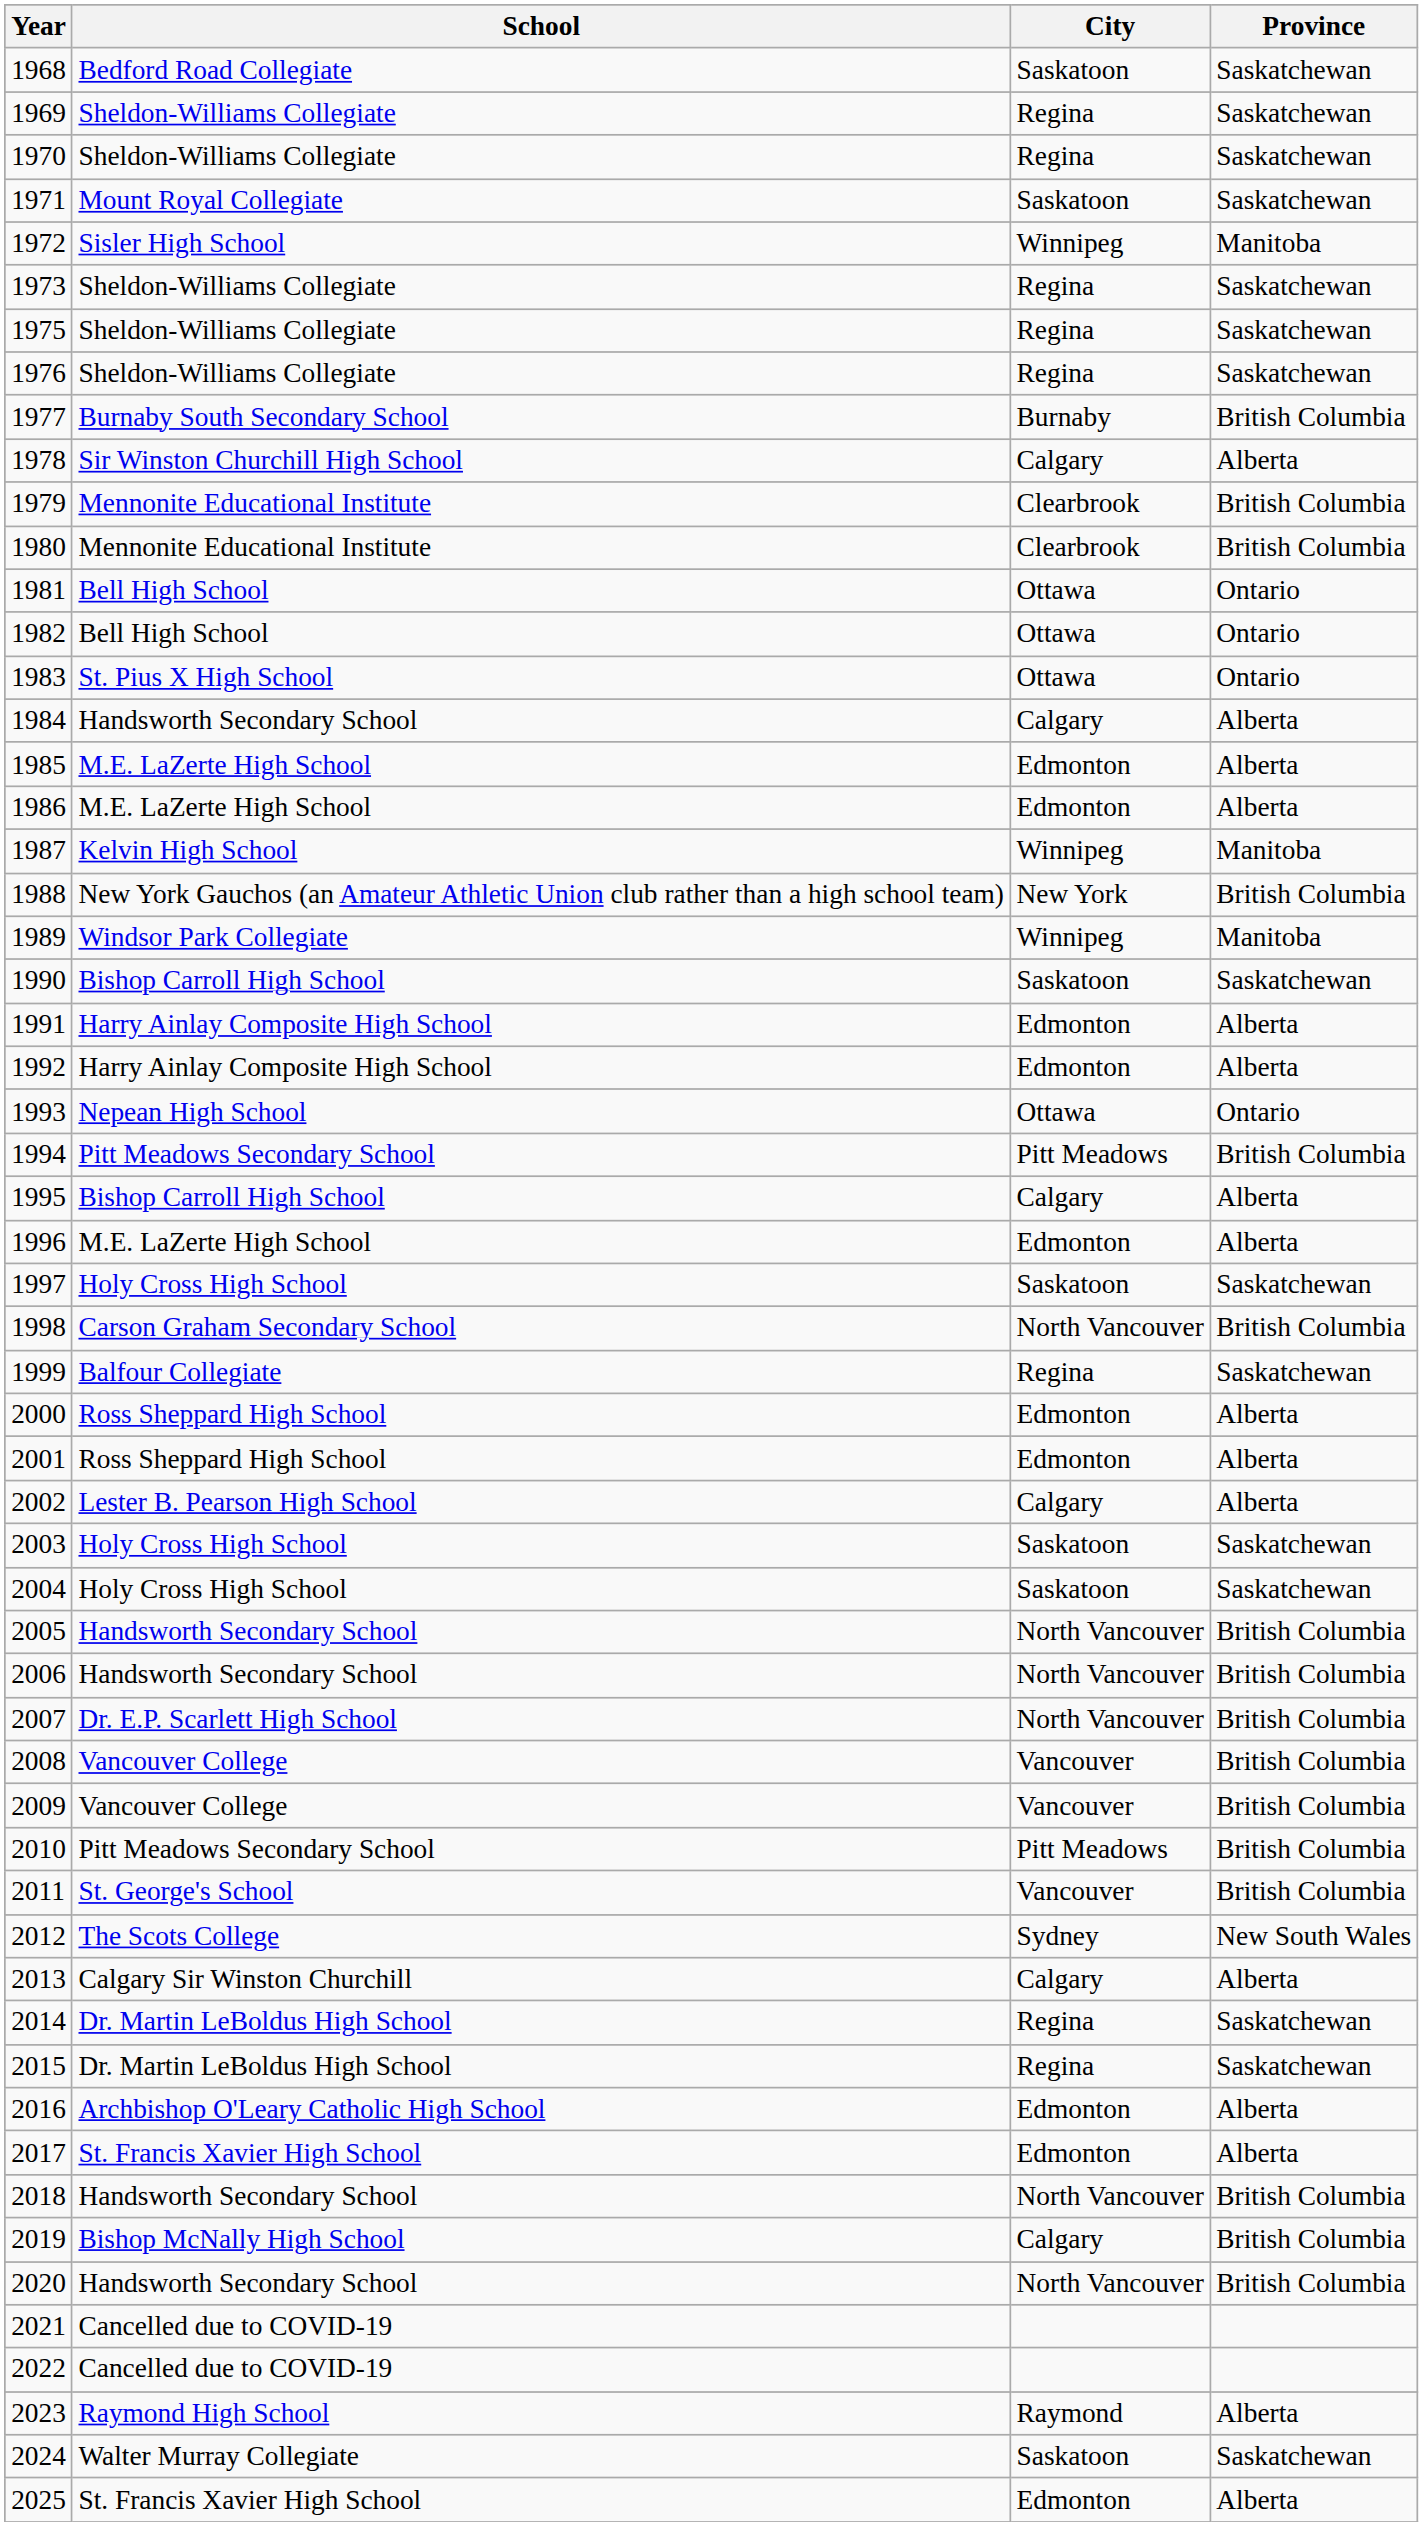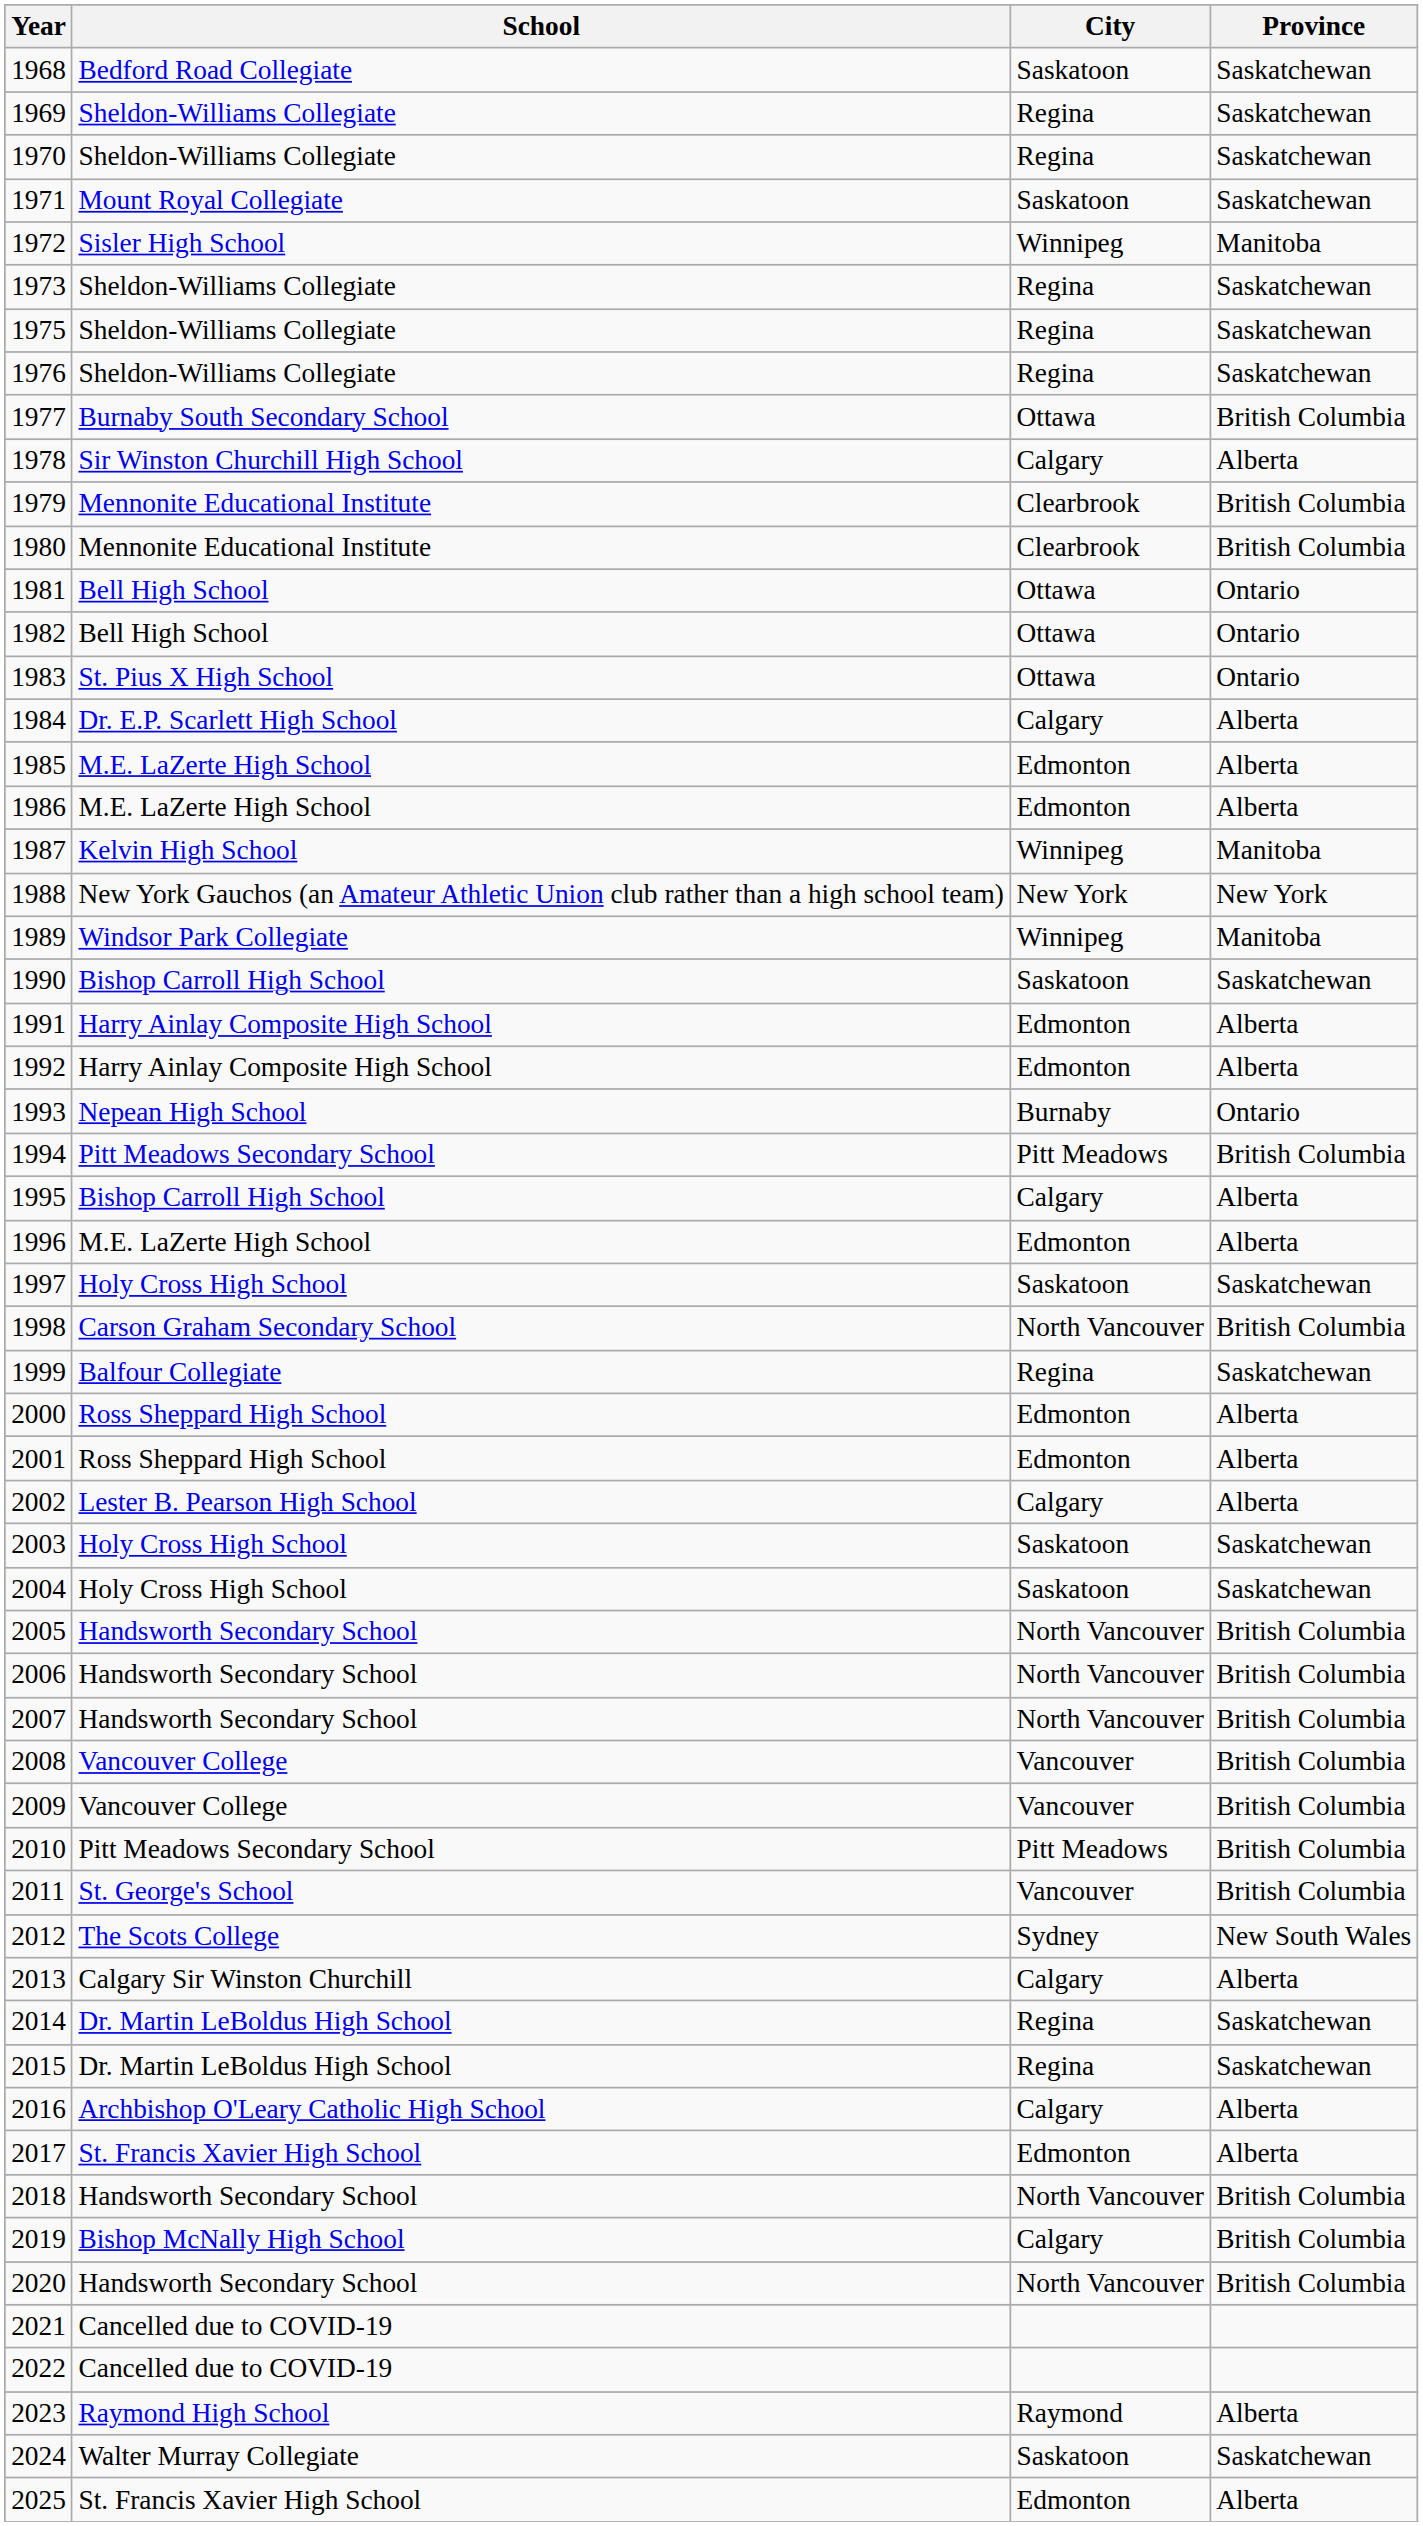(1064, 416) Burnaby -> (1056, 416) Ottawa
(248, 720) Handsworth Secondary School -> (238, 720) Dr. E.P. Scarlett High School
(1311, 894) British Columbia -> (1272, 894) New York
(1056, 1110) Ottawa -> (1064, 1110) Burnaby
(238, 1718) Dr. E.P. Scarlett High School -> (248, 1718) Handsworth Secondary School
(1074, 2108) Edmonton -> (1060, 2108) Calgary
